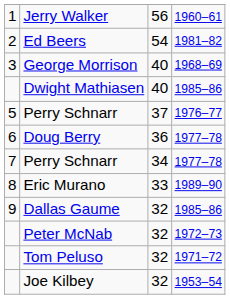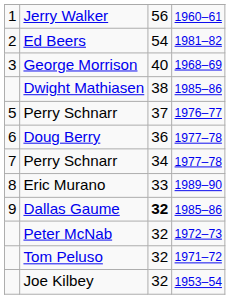(160, 88) 40 -> (160, 88) 38
(160, 209) normal -> (160, 209) bold
